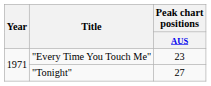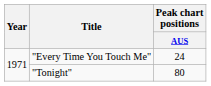(180, 56) 23 -> (180, 56) 24
(180, 72) 27 -> (180, 72) 80
